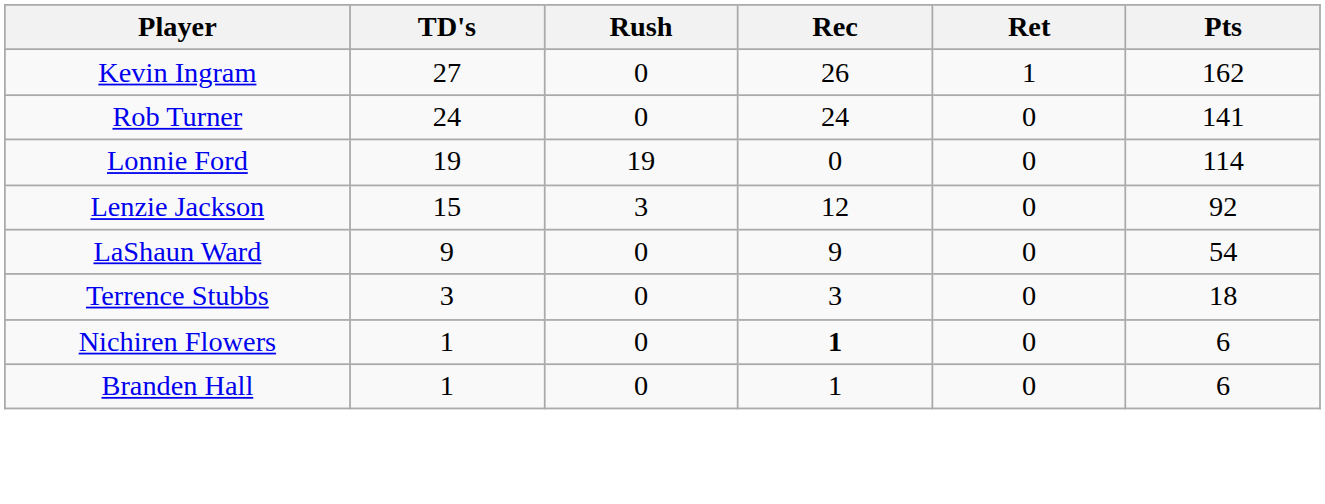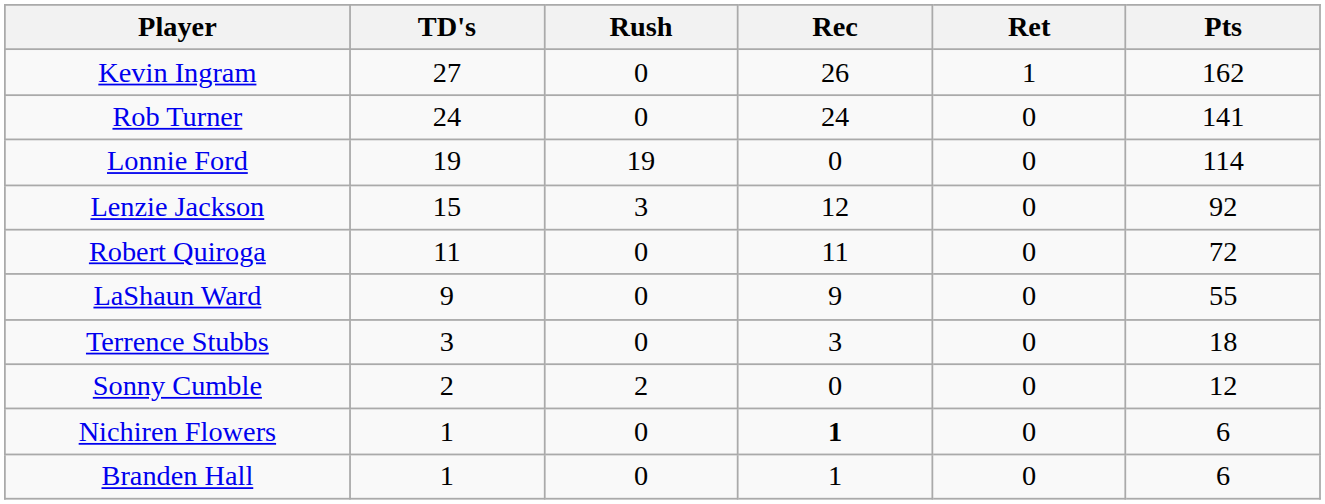+ row: (177, 251)
(1223, 251) 54 -> (1223, 296) 55
+ row: (177, 386)
